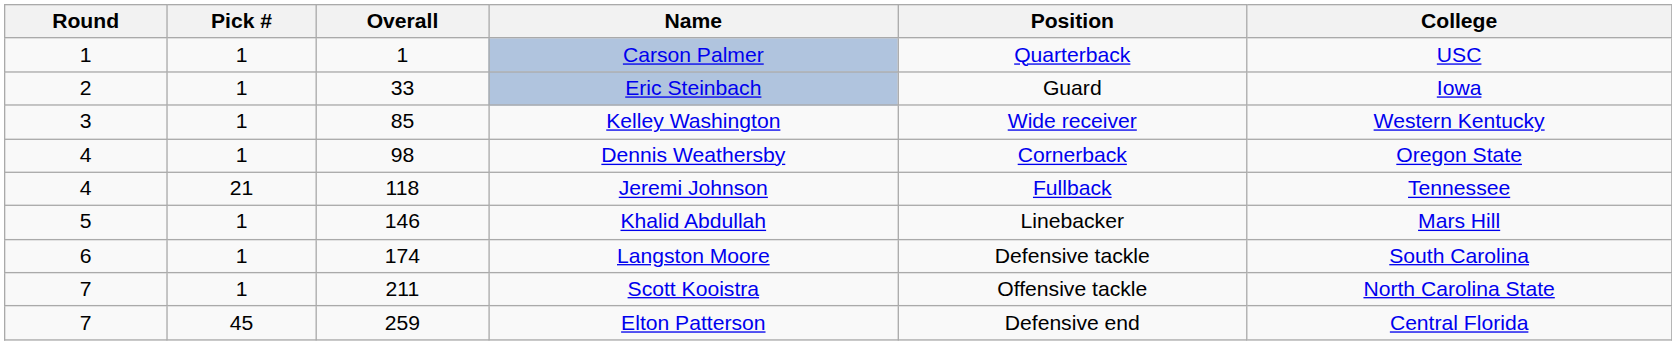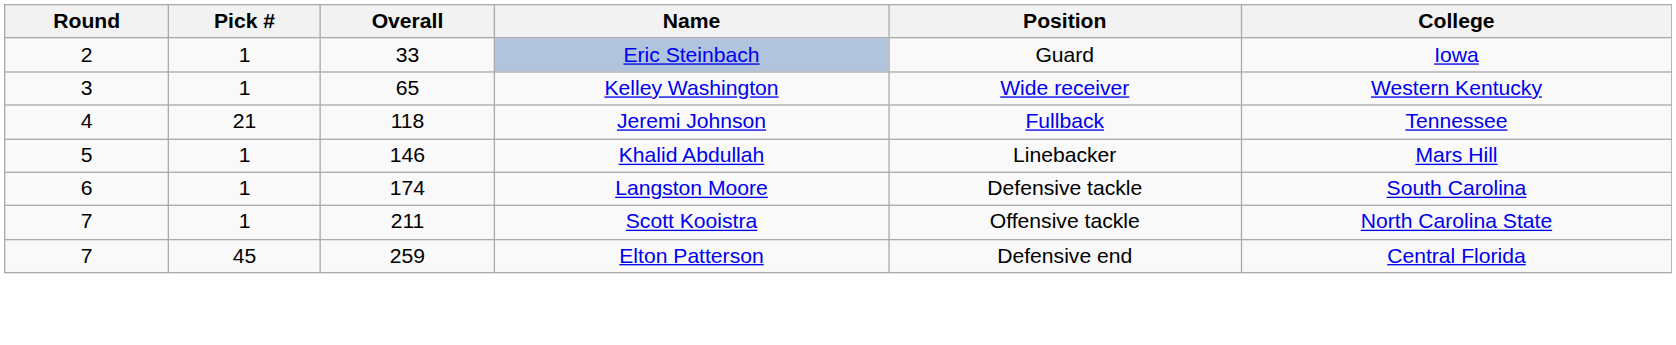- row: (693, 54)
(402, 121) 85 -> (407, 88) 65
- row: (693, 155)
